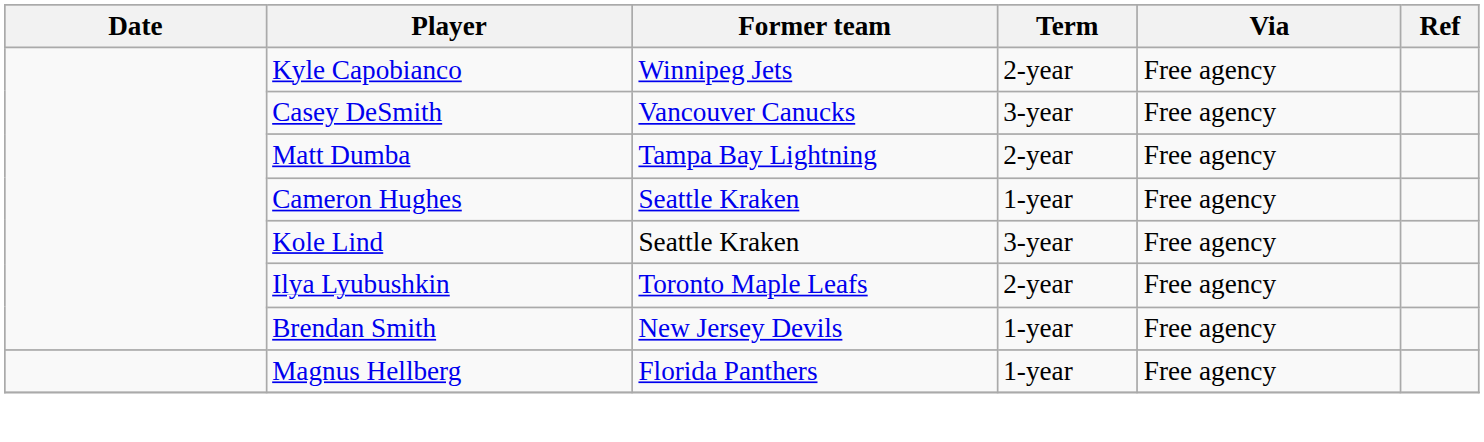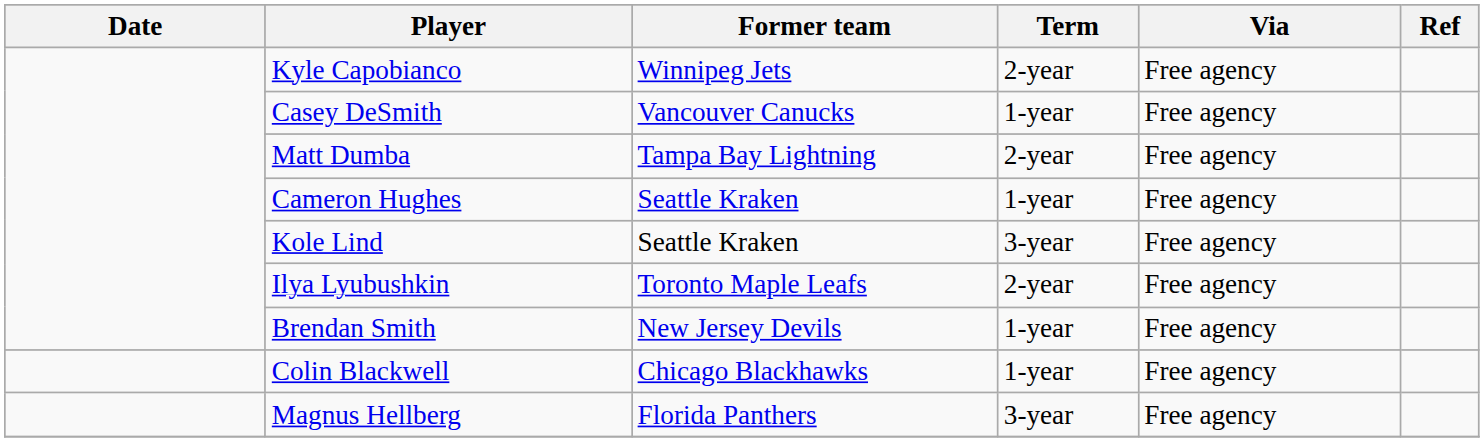(1038, 112) 3-year -> (1039, 112) 1-year
+ row: (361, 371)
(1038, 371) 1-year -> (1039, 414) 3-year
